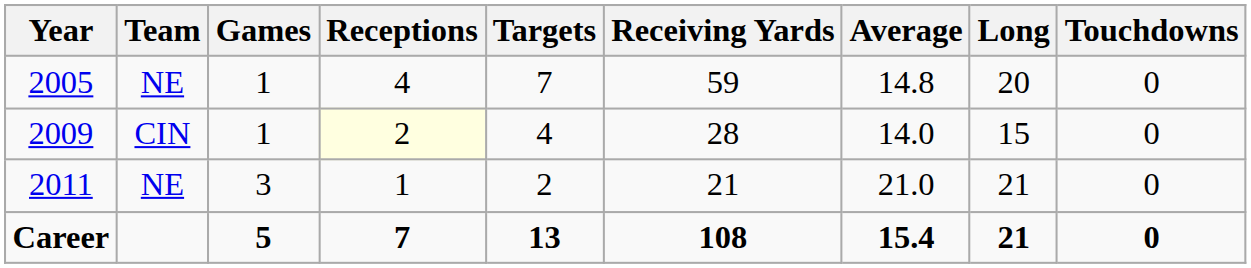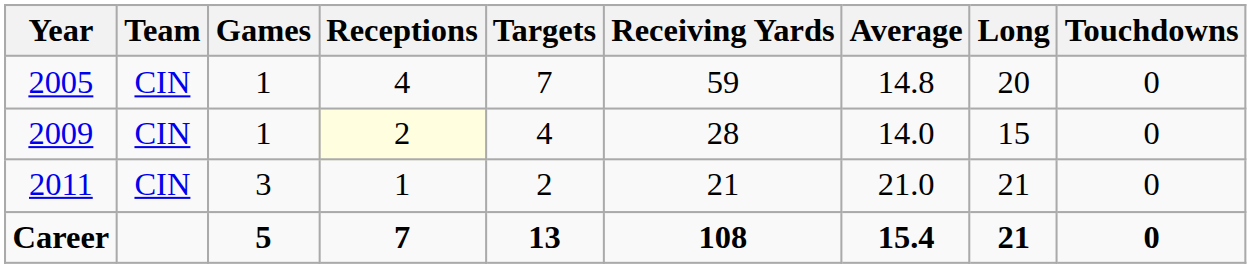(162, 81) NE -> (162, 81) CIN
(162, 184) NE -> (162, 184) CIN
